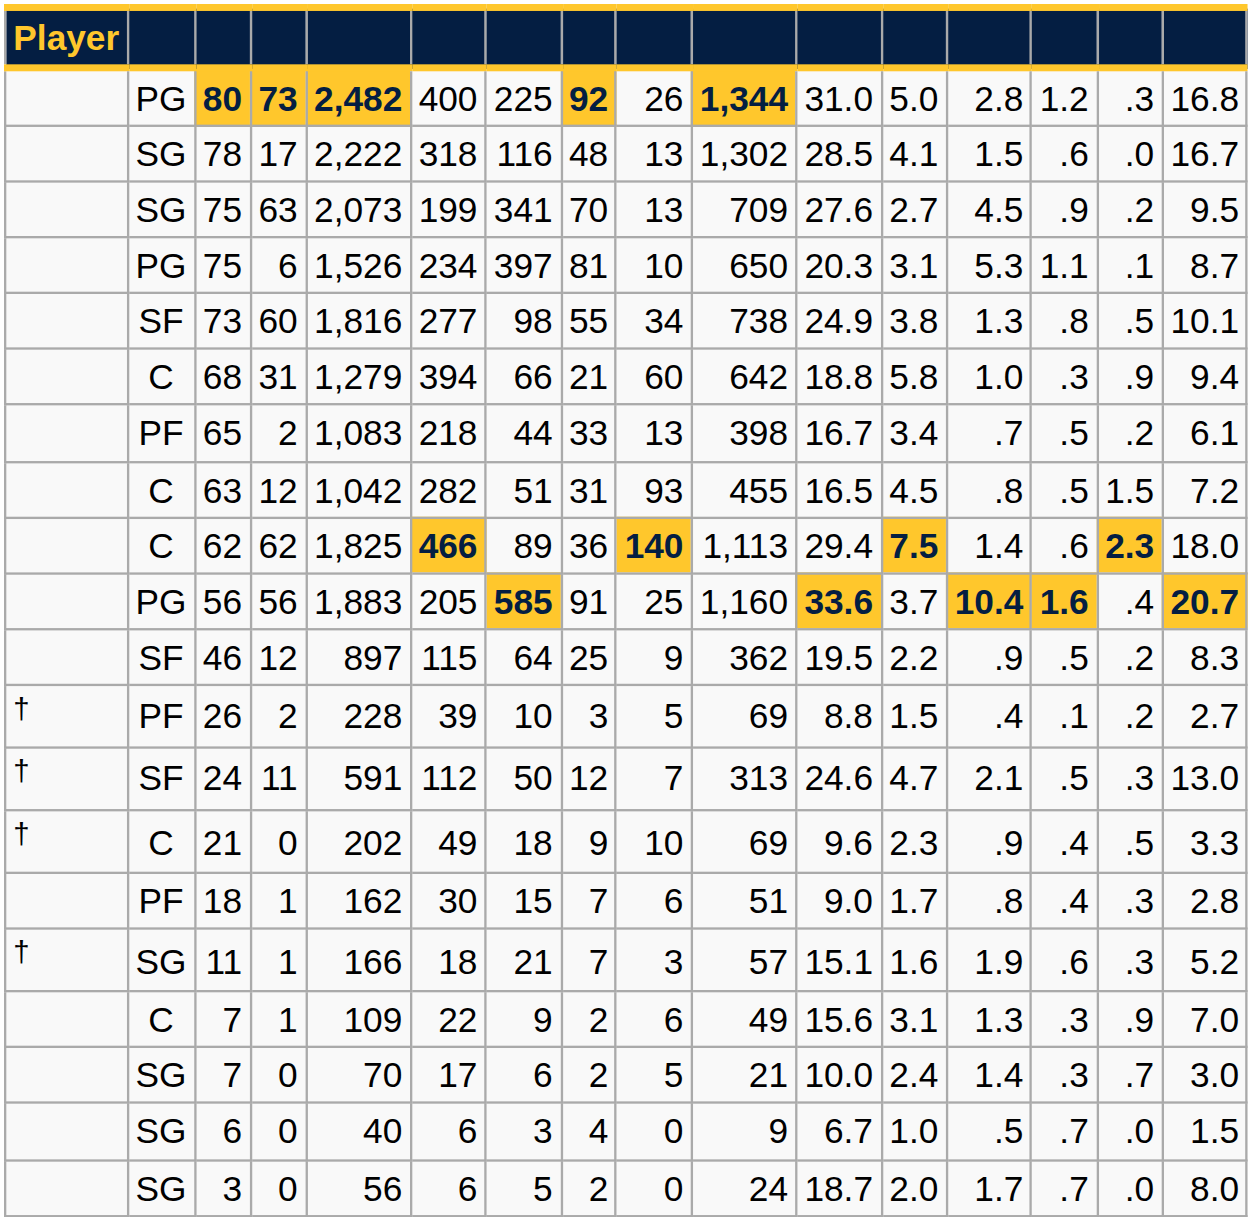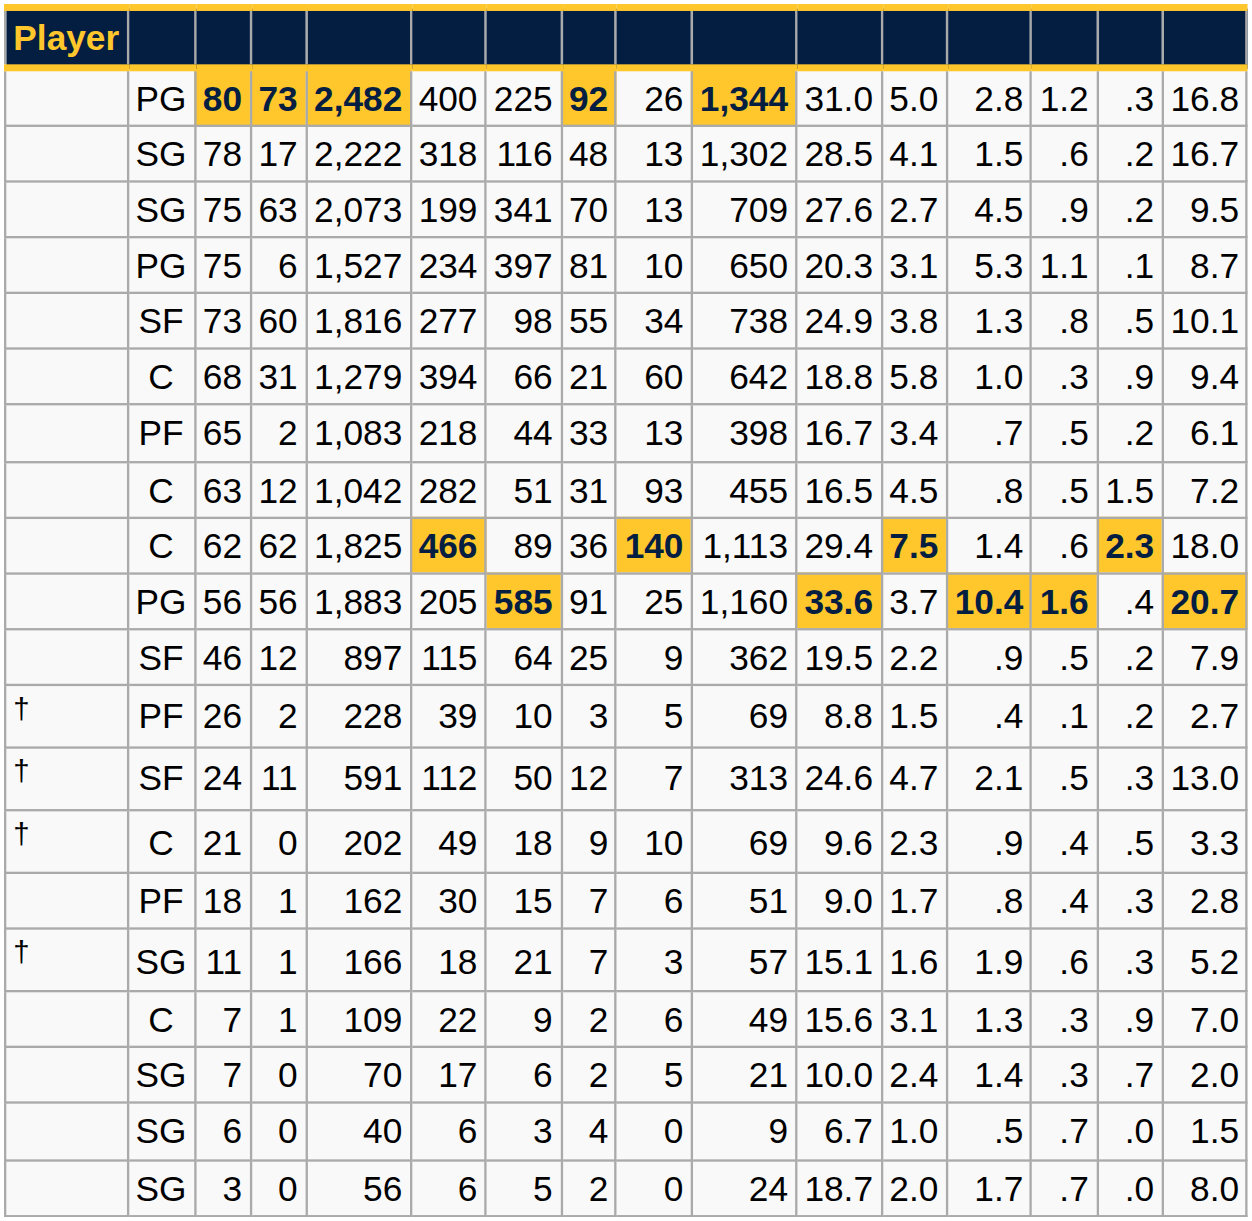(1139, 154) .0 -> (1139, 154) .2
(358, 266) 1,526 -> (358, 266) 1,527
(1215, 657) 8.3 -> (1215, 657) 7.9
(1215, 1076) 3.0 -> (1215, 1076) 2.0
